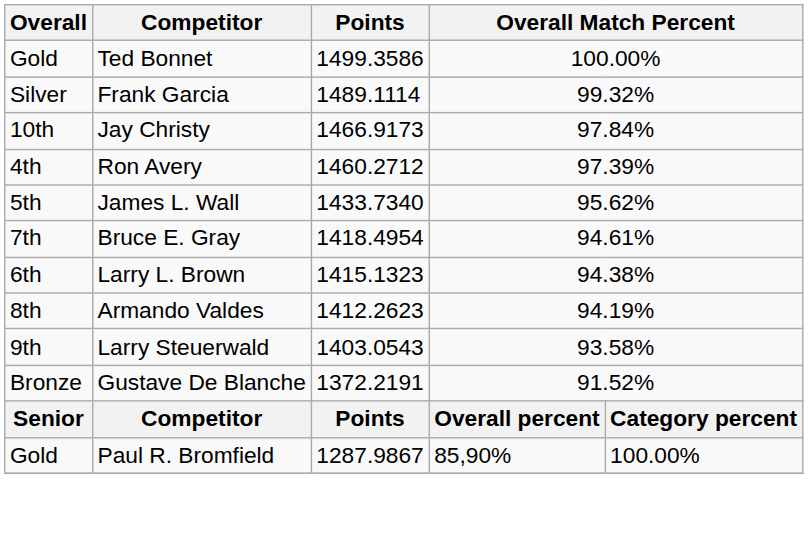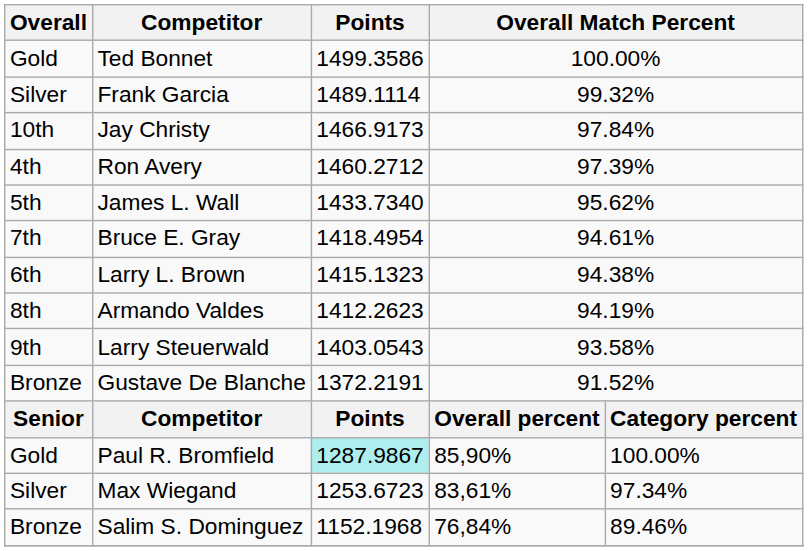(370, 454) no background -> (370, 454) paleturquoise background
+ row: (167, 490)
+ row: (200, 526)
